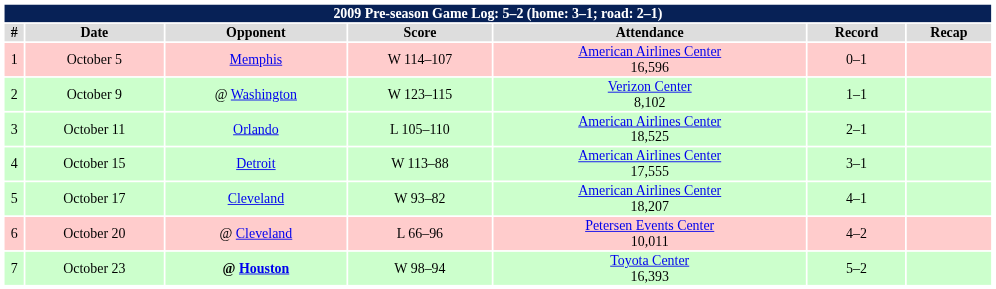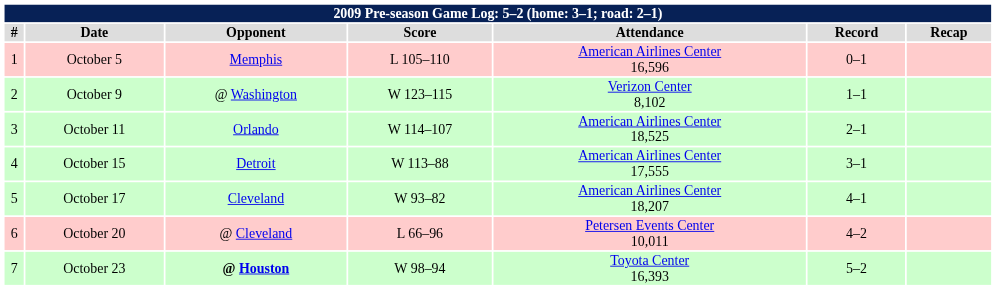(420, 59) W 114–107 -> (420, 59) L 105–110
(420, 129) L 105–110 -> (420, 129) W 114–107
